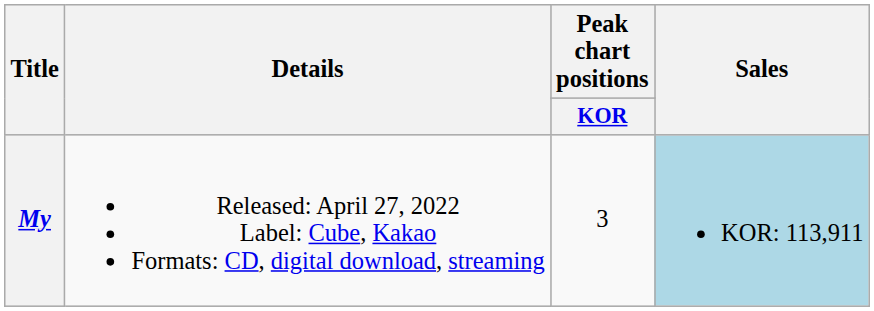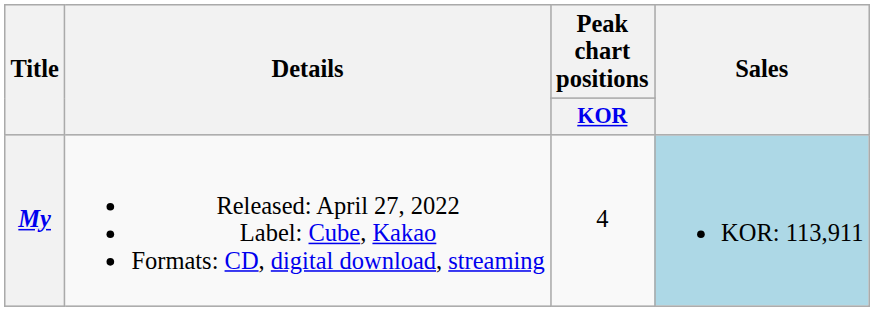(602, 219) 3 -> (602, 219) 4
